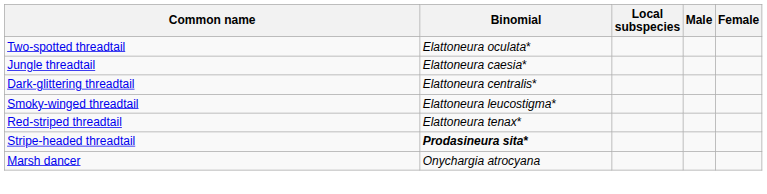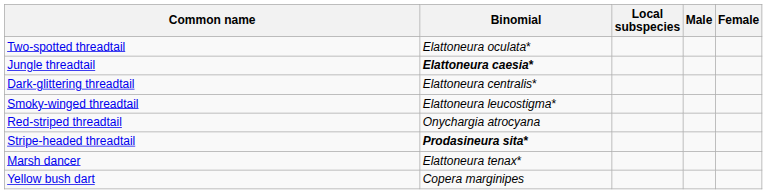(475, 65) normal -> (478, 65) bold
(472, 122) Elattoneura tenax* -> (481, 122) Onychargia atrocyana
(481, 160) Onychargia atrocyana -> (472, 160) Elattoneura tenax*
+ row: (51, 179)
